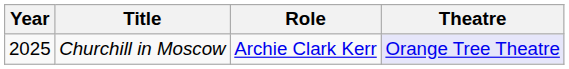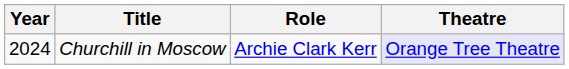(30, 49) 2025 -> (30, 49) 2024
